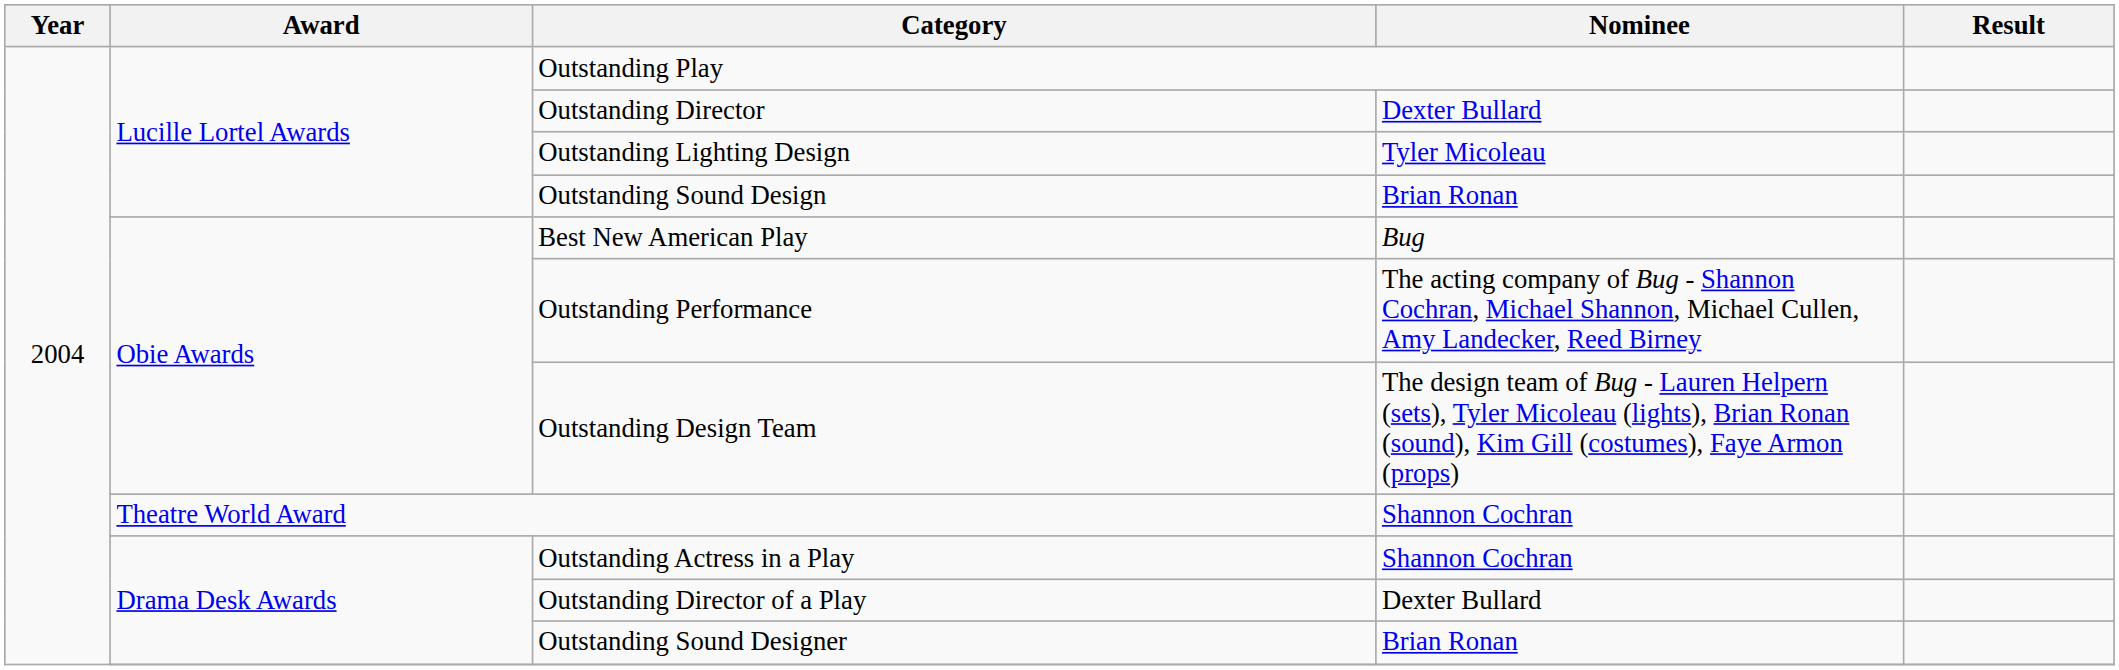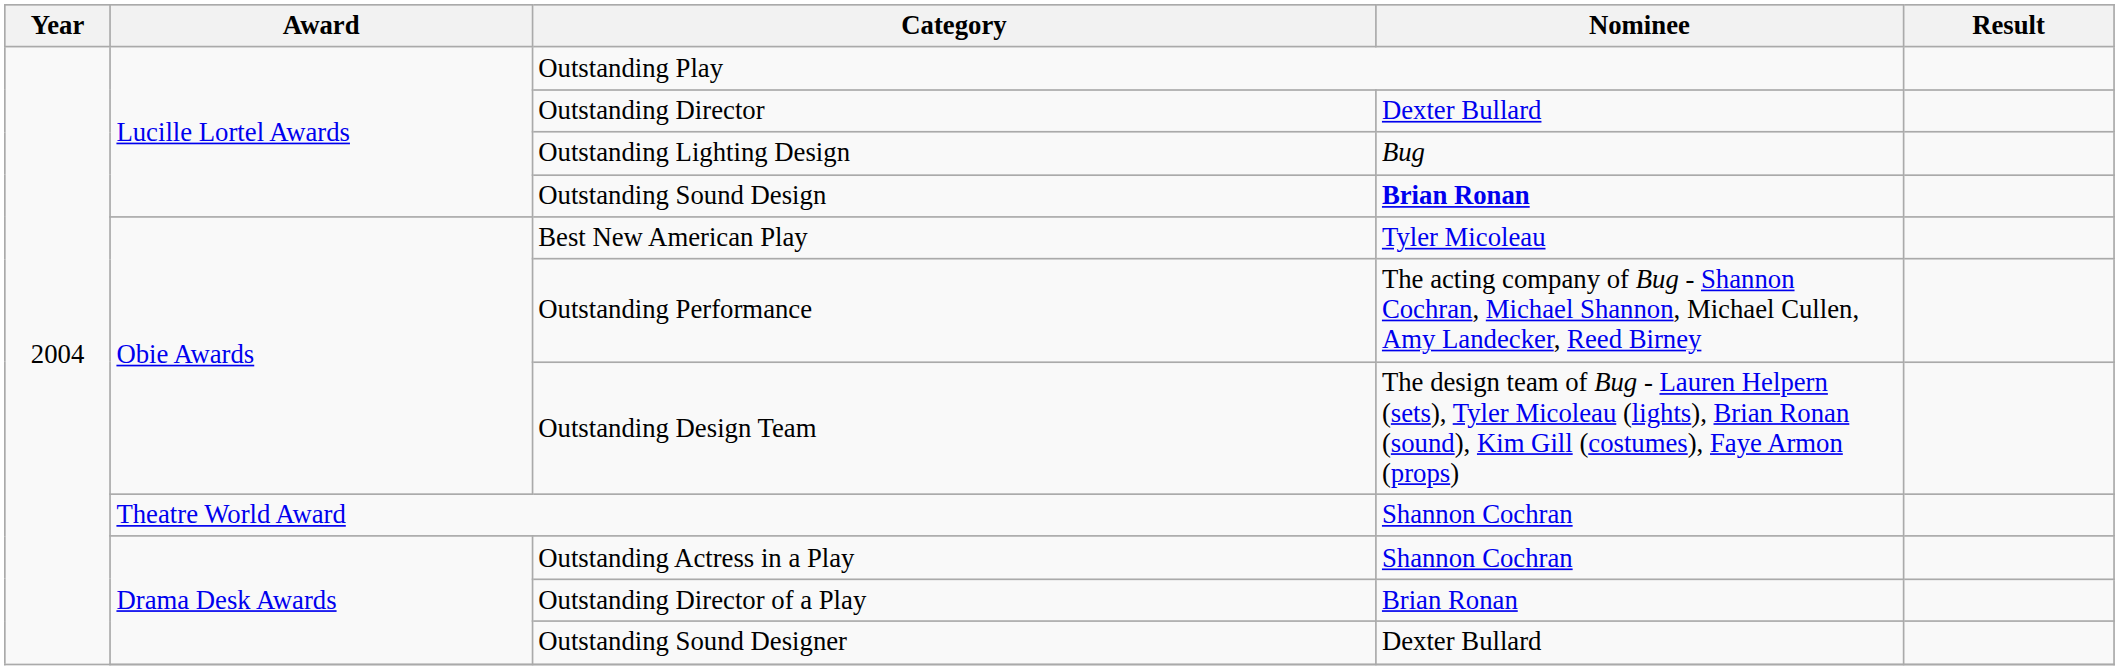(1464, 152) Tyler Micoleau -> (1403, 152) Bug
(1450, 195) normal -> (1456, 195) bold
(1403, 237) Bug -> (1464, 237) Tyler Micoleau
(1462, 599) Dexter Bullard -> (1450, 599) Brian Ronan
(1450, 642) Brian Ronan -> (1462, 642) Dexter Bullard
